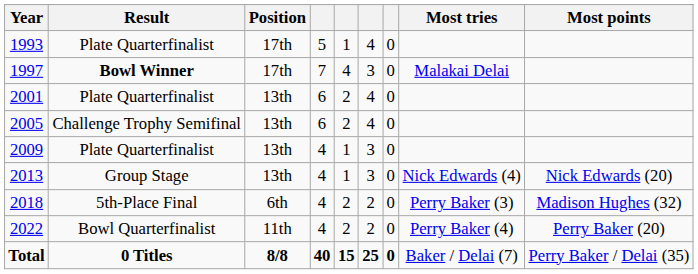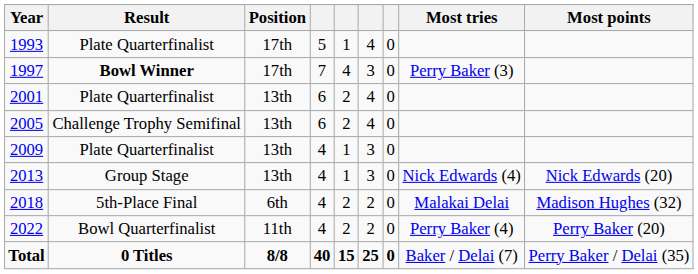(462, 70) Malakai Delai -> (462, 70) Perry Baker (3)
(462, 202) Perry Baker (3) -> (462, 202) Malakai Delai
